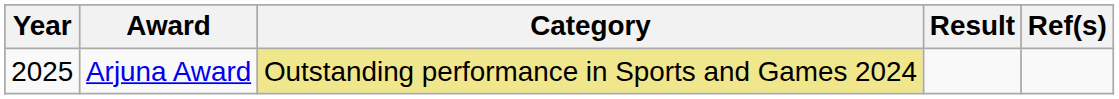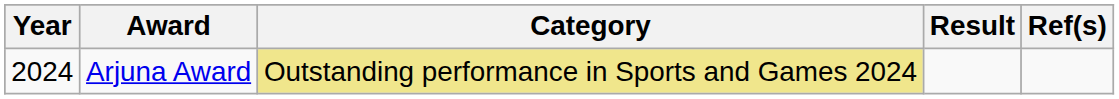(42, 70) 2025 -> (42, 70) 2024
